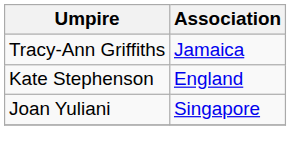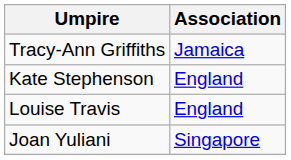+ row: (65, 109)
